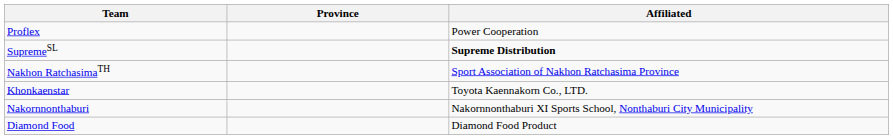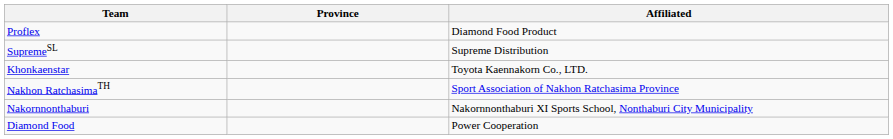(495, 31) Power Cooperation -> (504, 31) Diamond Food Product
(504, 50) bold -> (500, 50) normal
rows swapped: (38, 90) <-> (58, 71)
(504, 126) Diamond Food Product -> (495, 126) Power Cooperation
